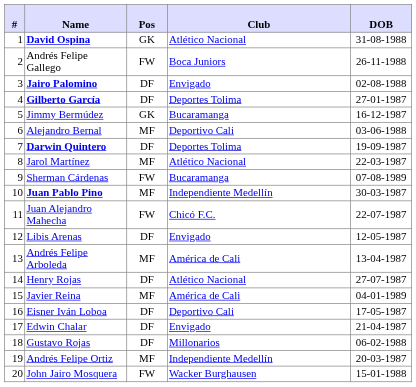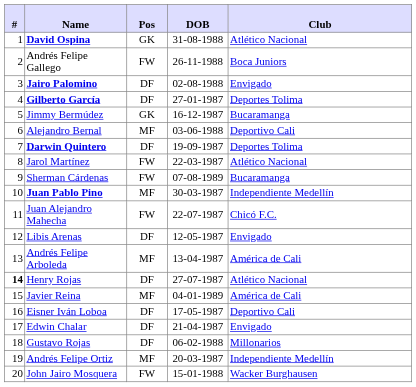columns swapped: (381, 24) <-> (259, 24)
(147, 161) MF -> (147, 161) FW
(18, 280) normal -> (18, 280) bold
